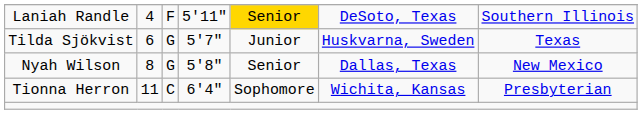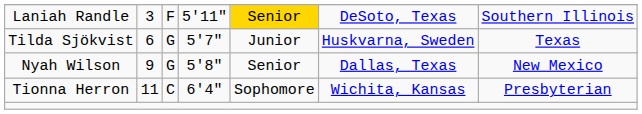(150, 17) 4 -> (150, 17) 3
(150, 65) 8 -> (150, 65) 9
